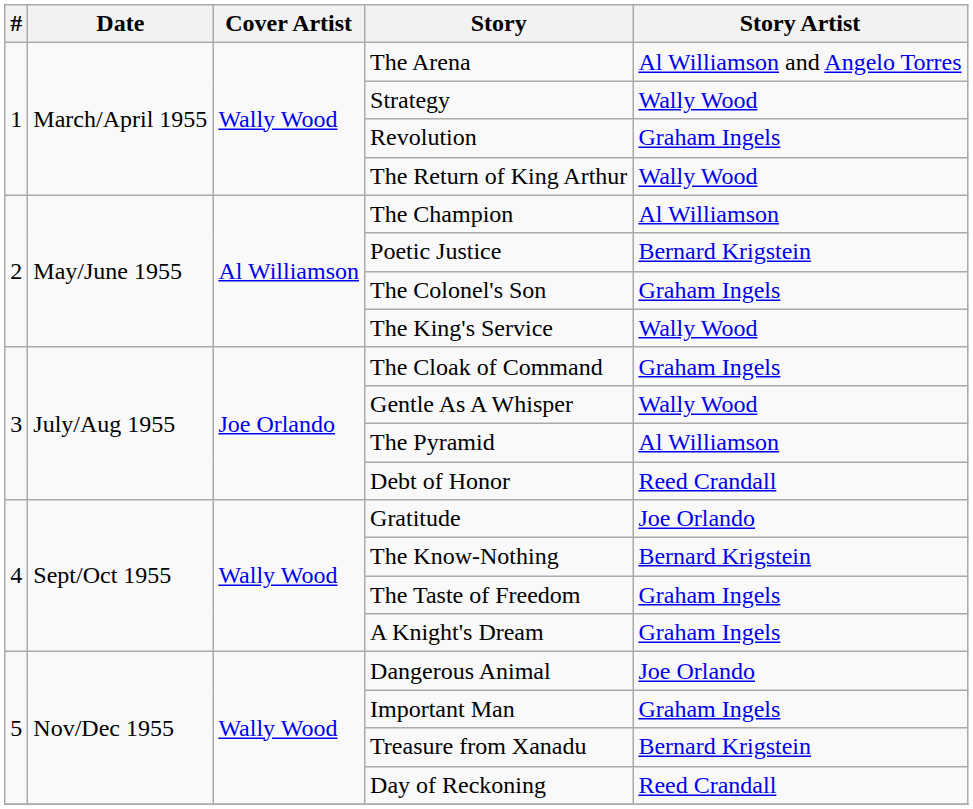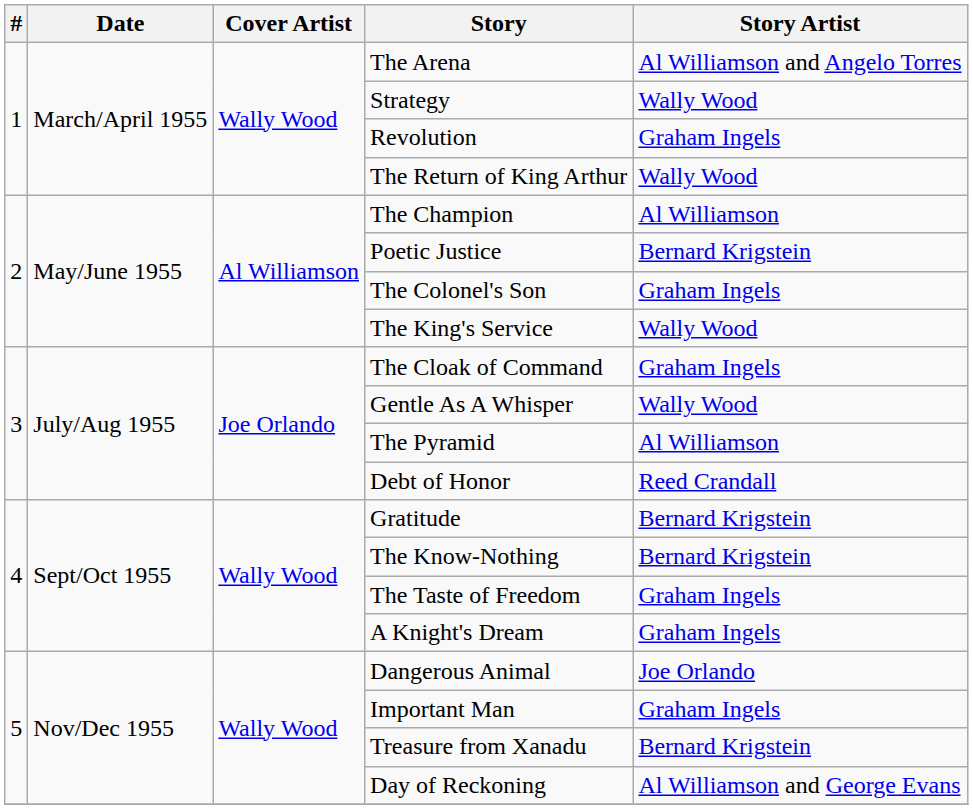(697, 518) Joe Orlando -> (725, 518) Bernard Krigstein
(707, 784) Reed Crandall -> (799, 784) Al Williamson and George Evans
